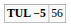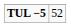(57, 13) 56 -> (57, 13) 52
